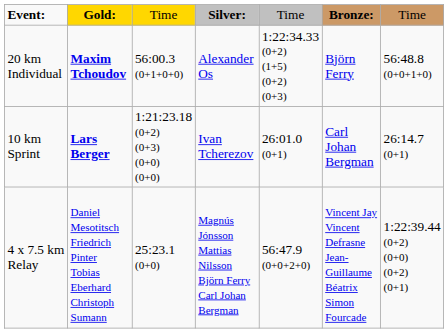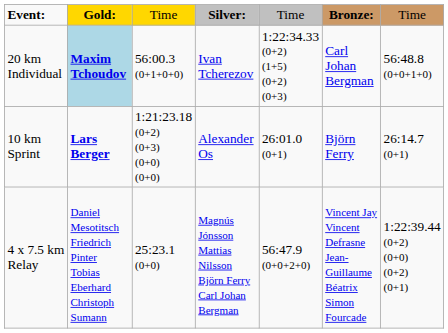(98, 65) no background -> (98, 65) lightblue background
(226, 65) Alexander Os -> (226, 65) Ivan Tcherezov
(340, 65) Björn Ferry -> (349, 65) Carl Johan Bergman
(226, 146) Ivan Tcherezov -> (226, 146) Alexander Os
(349, 146) Carl Johan Bergman -> (340, 146) Björn Ferry
